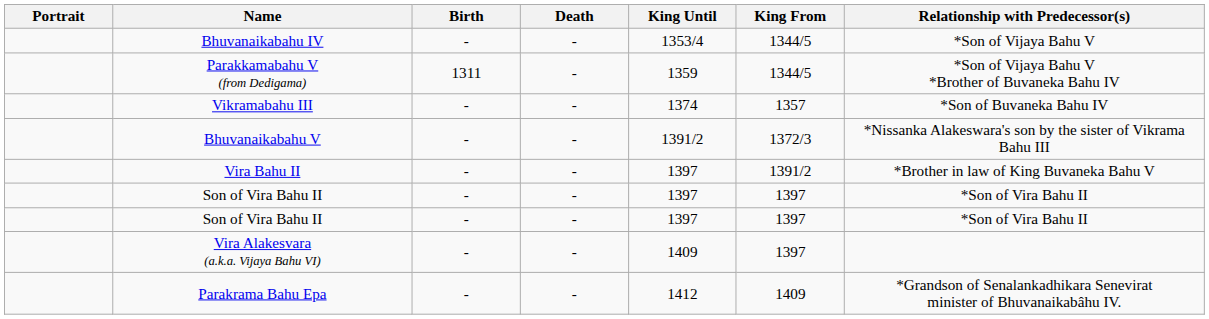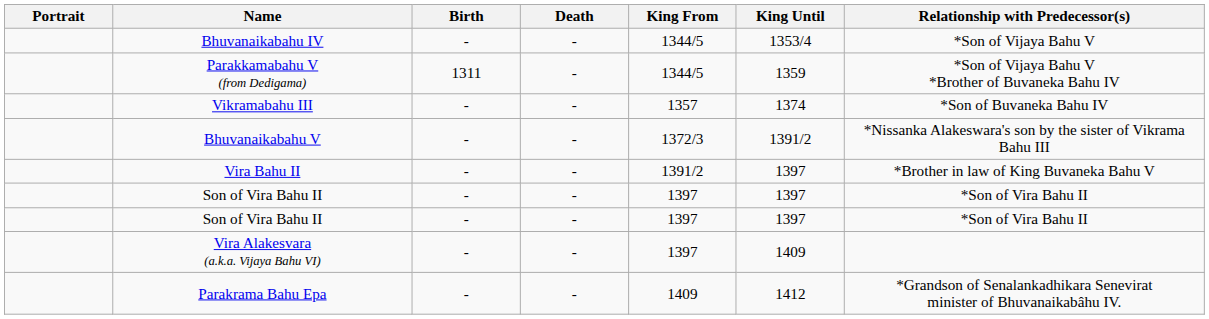columns swapped: (790, 16) <-> (682, 16)
